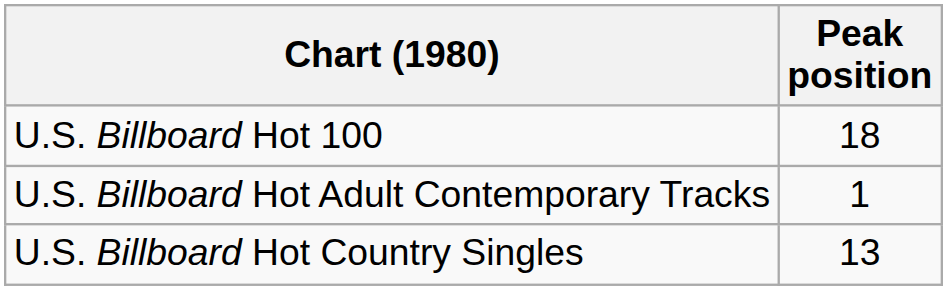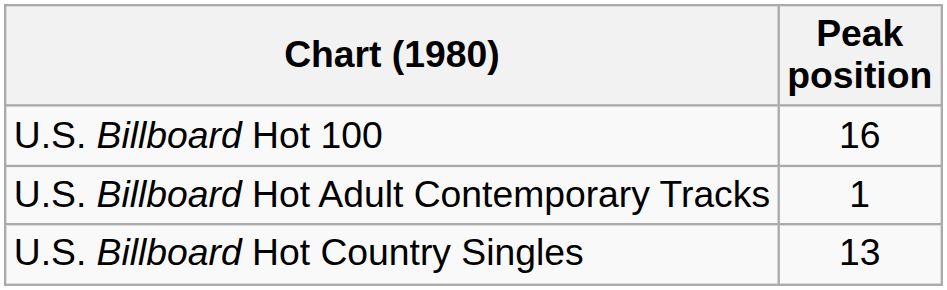(860, 135) 18 -> (860, 135) 16
